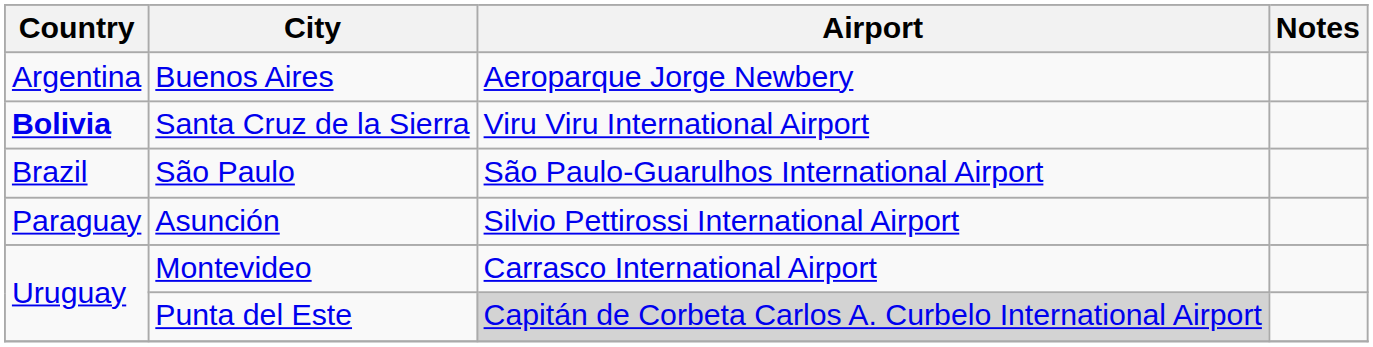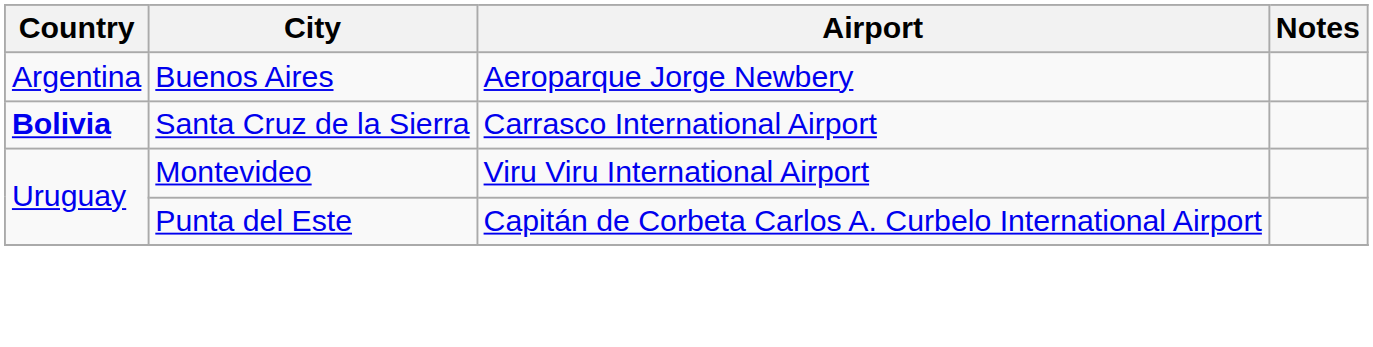(676, 124) Viru Viru International Airport -> (680, 124) Carrasco International Airport
- row: (225, 172)
- row: (218, 220)
(680, 268) Carrasco International Airport -> (676, 172) Viru Viru International Airport
(873, 316) lightgrey background -> (873, 220) no background
